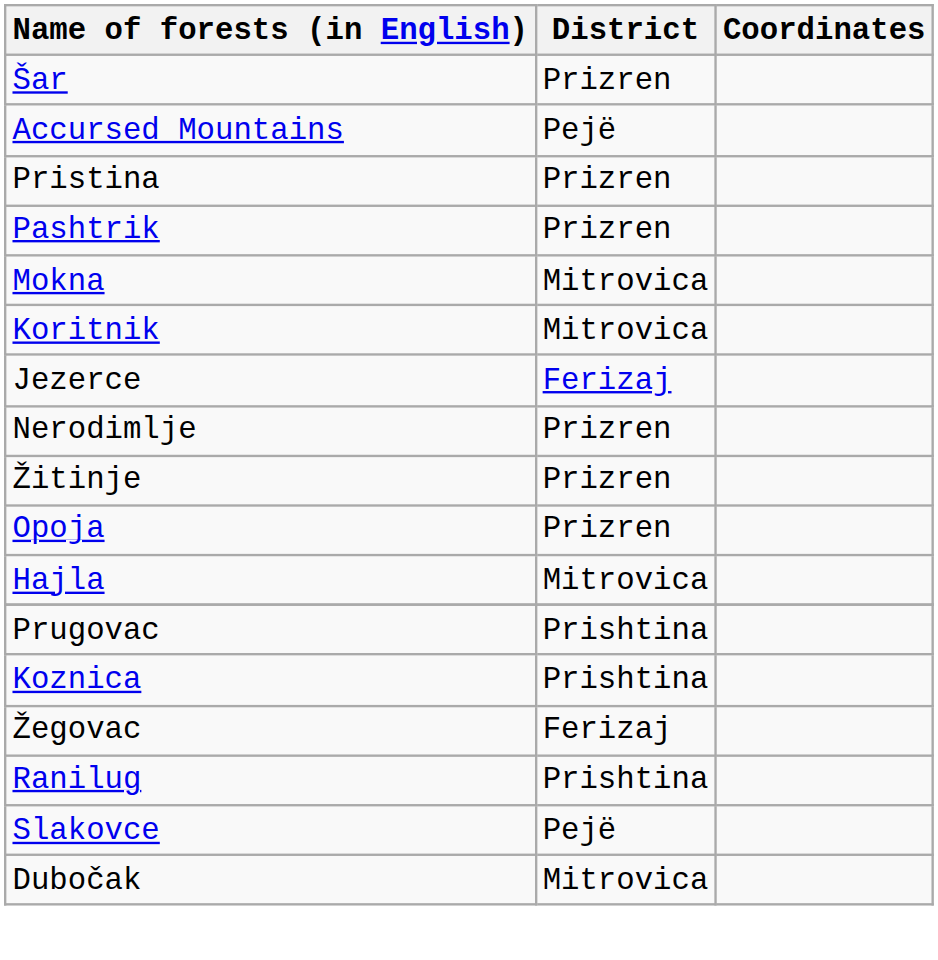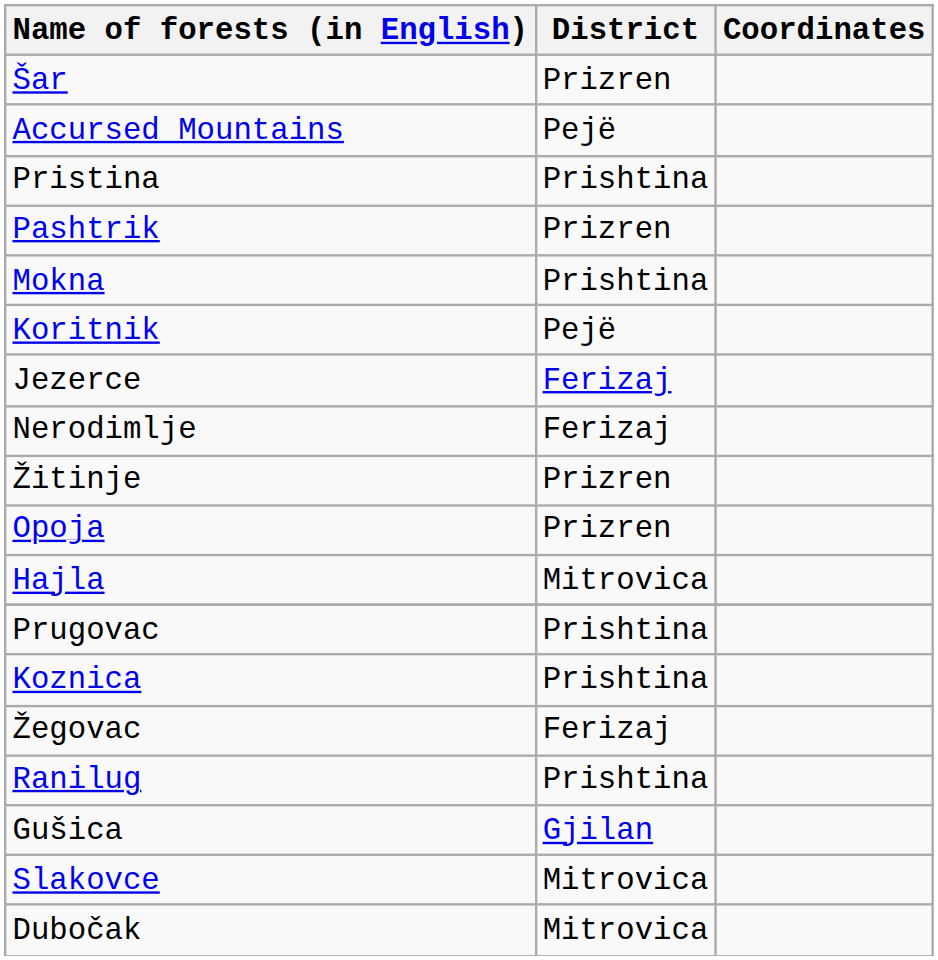(607, 180) Prizren -> (625, 180) Prishtina
(625, 280) Mitrovica -> (625, 280) Prishtina
(625, 330) Mitrovica -> (579, 330) Pejë
(607, 430) Prizren -> (607, 430) Ferizaj
+ row: (68, 830)
(579, 830) Pejë -> (625, 880) Mitrovica
